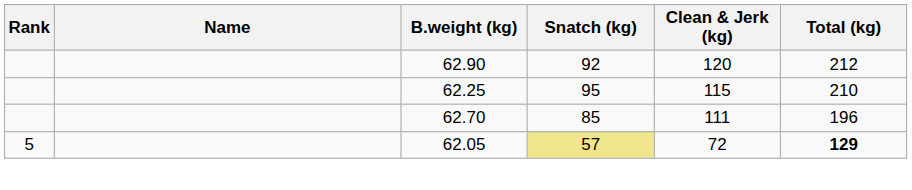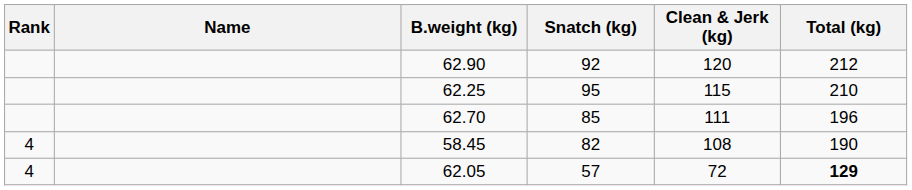+ row: (464, 144)
(29, 144) 5 -> (29, 171) 4
(591, 144) khaki background -> (591, 171) no background
